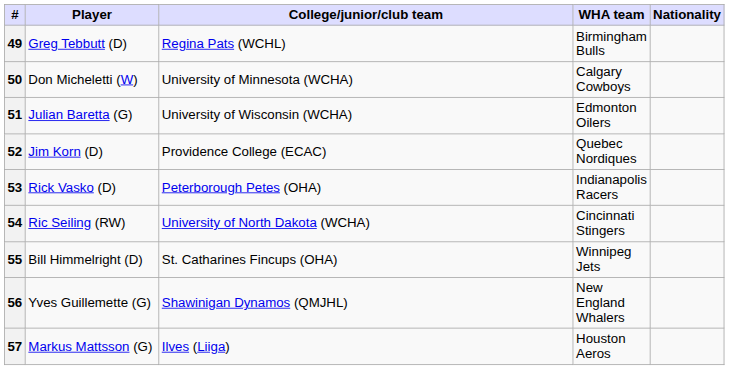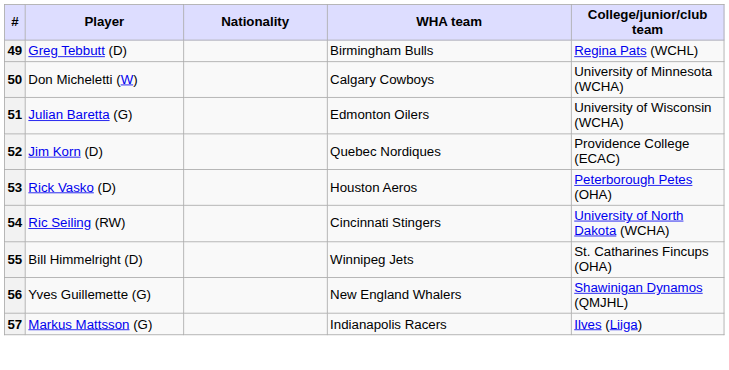columns swapped: (687, 15) <-> (366, 15)
(611, 187) Indianapolis Racers -> (374, 187) Houston Aeros
(601, 346) Houston Aeros -> (388, 324) Indianapolis Racers
